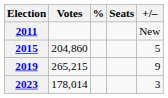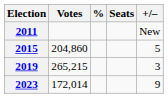(158, 66) 9 -> (158, 66) 3
(69, 84) 178,014 -> (69, 84) 172,014
(158, 84) 3 -> (158, 84) 9
